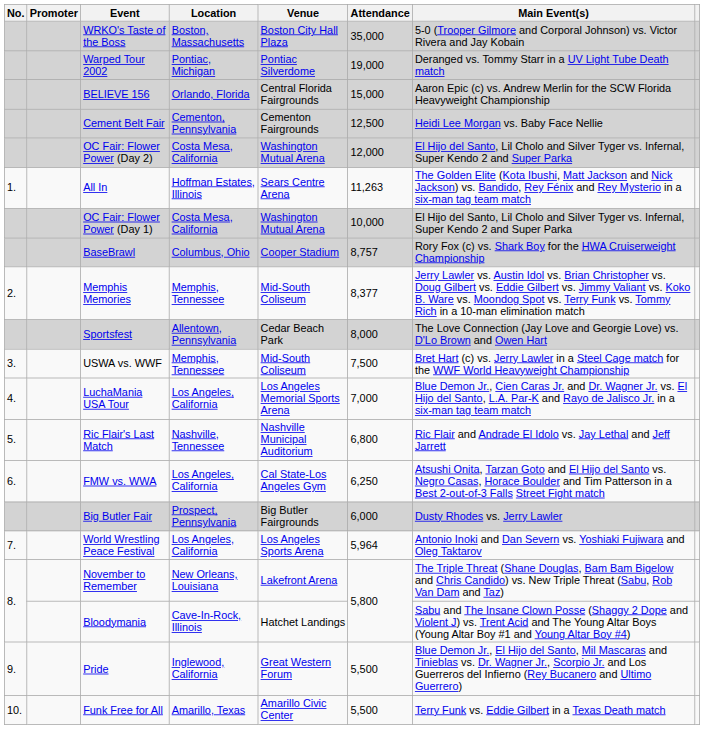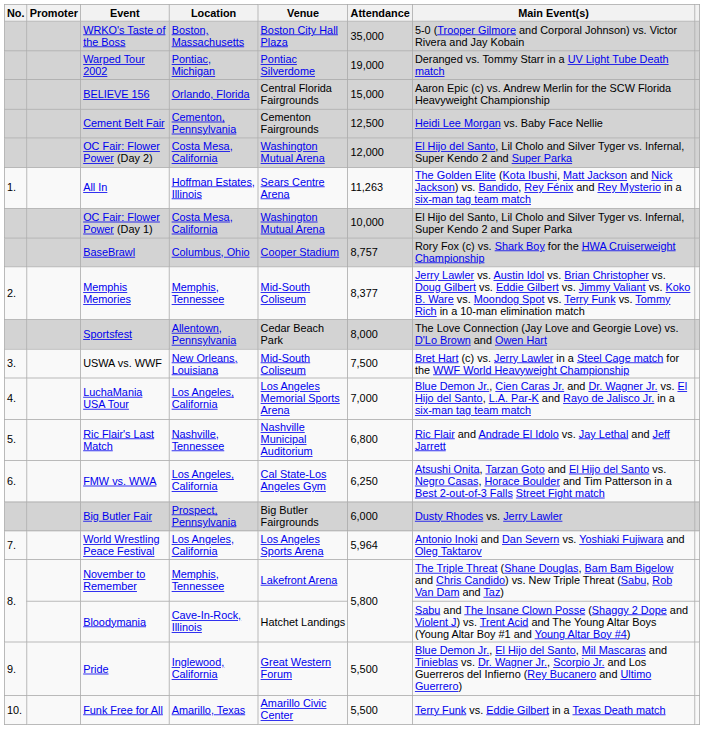(198, 363) Memphis, Tennessee -> (205, 363) New Orleans, Louisiana
(205, 580) New Orleans, Louisiana -> (198, 580) Memphis, Tennessee
